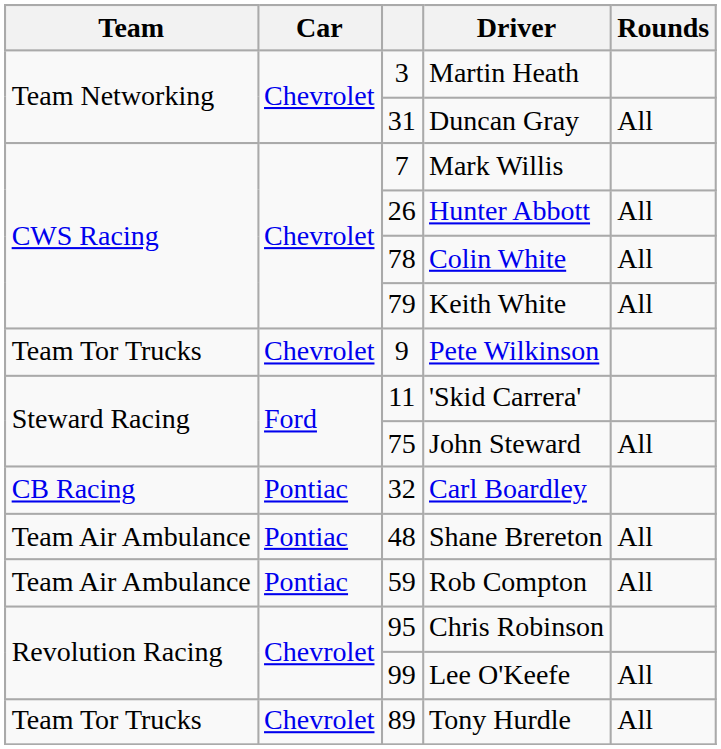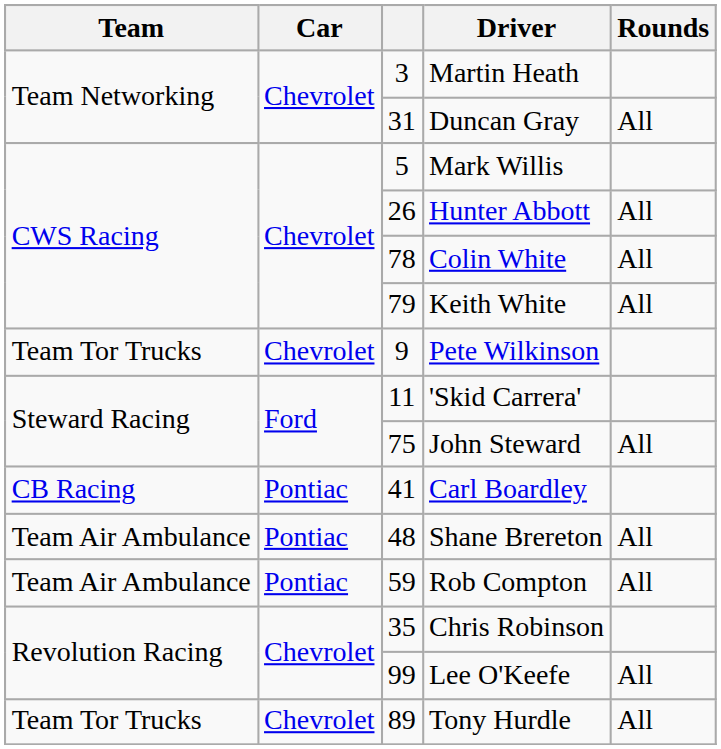(402, 165) 7 -> (402, 165) 5
(402, 489) 32 -> (402, 489) 41
(402, 628) 95 -> (402, 628) 35
